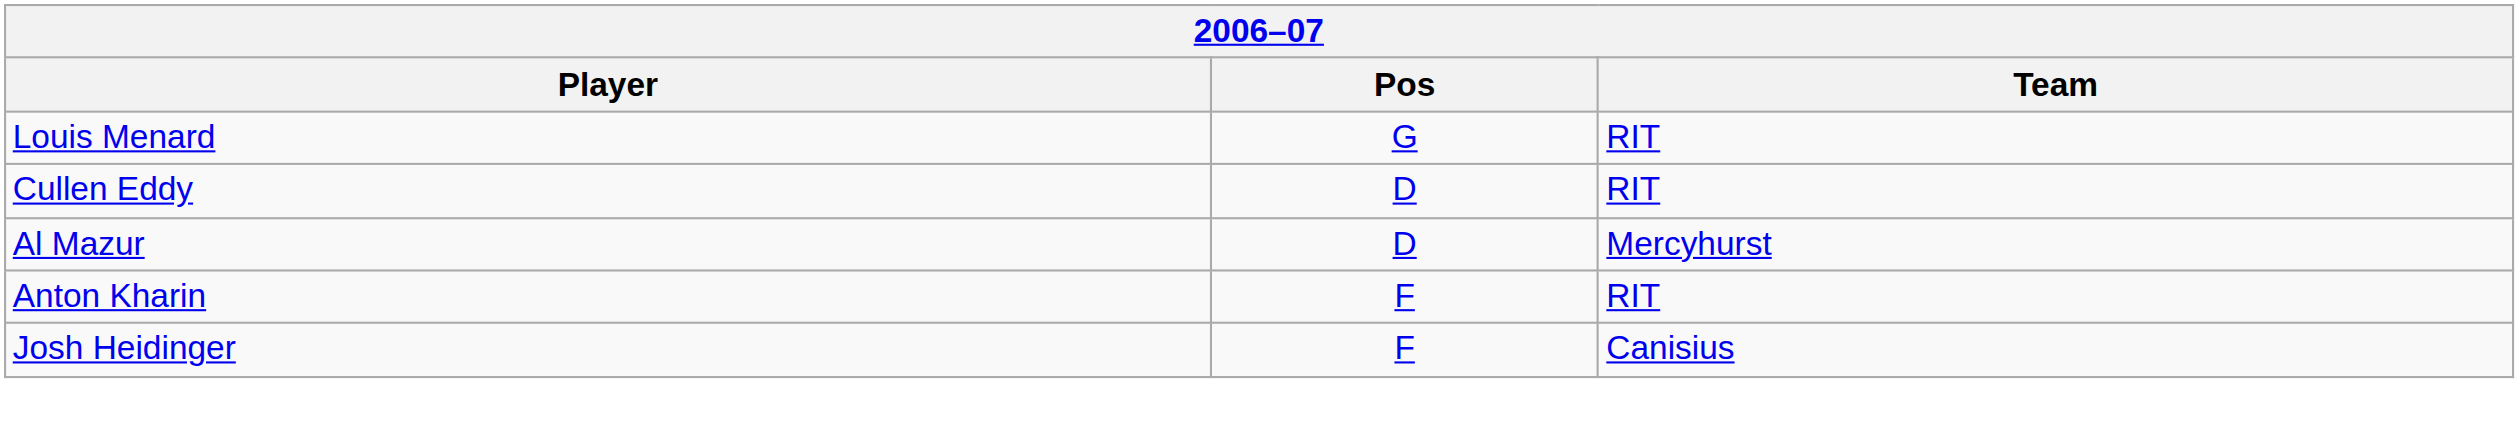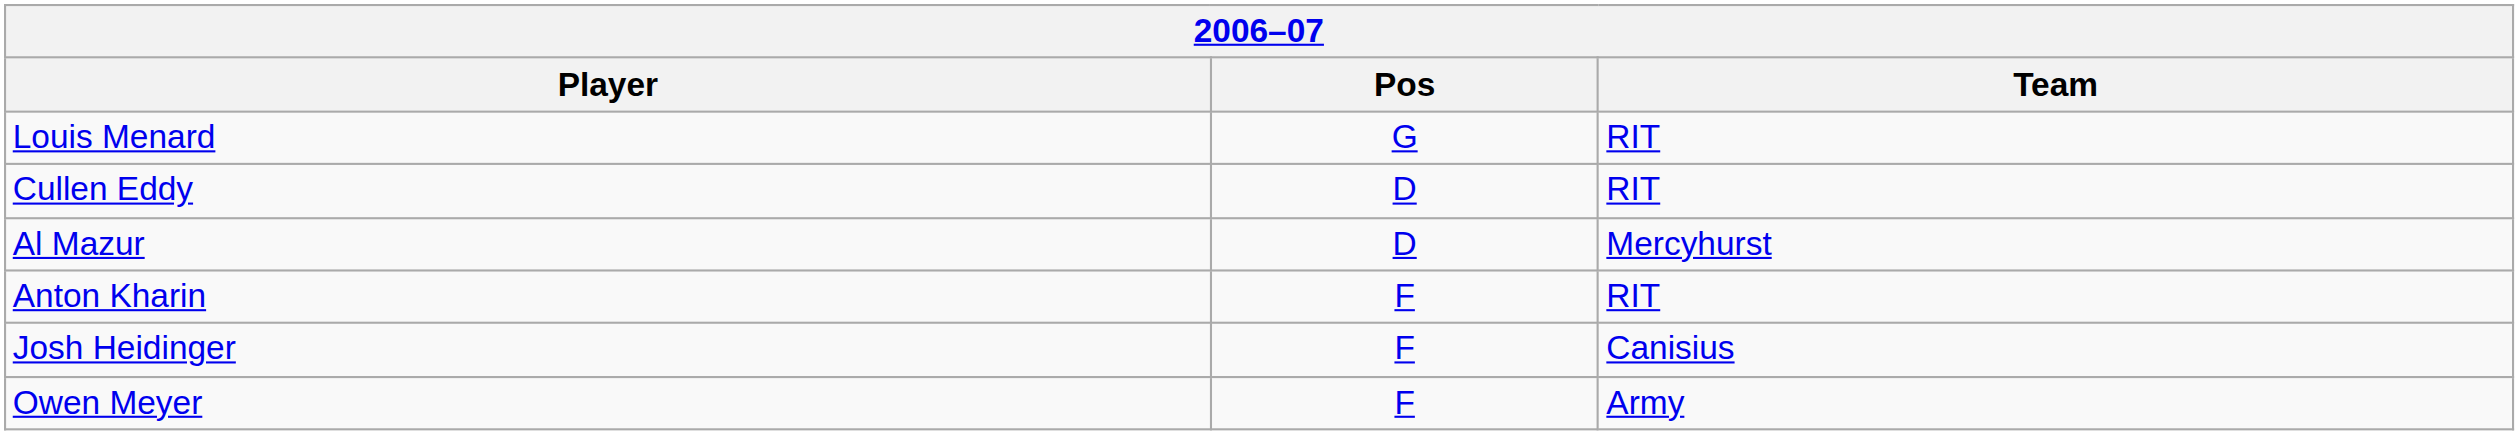+ row: (108, 402)
